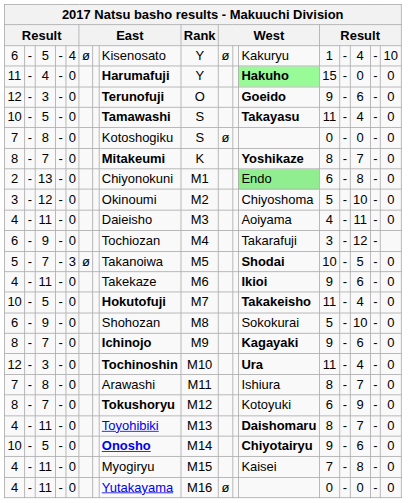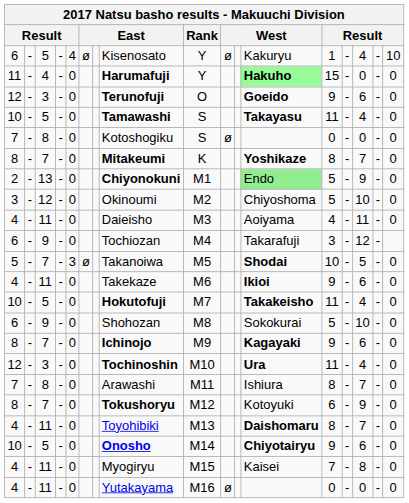(137, 179) normal -> (141, 179) bold
(329, 179) 6 -> (332, 179) 5
(360, 179) 8 -> (363, 179) 9
